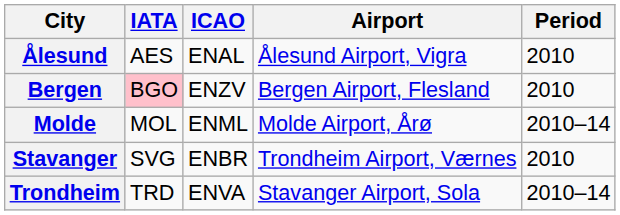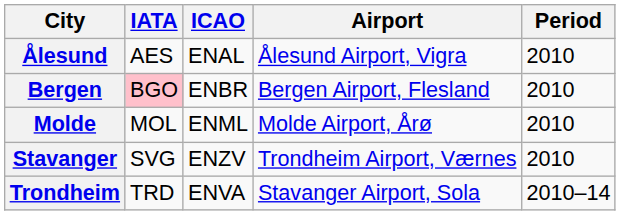(217, 90) ENZV -> (218, 90) ENBR
(568, 124) 2010–14 -> (550, 124) 2010
(218, 158) ENBR -> (217, 158) ENZV
